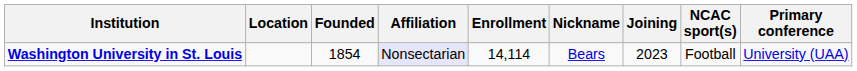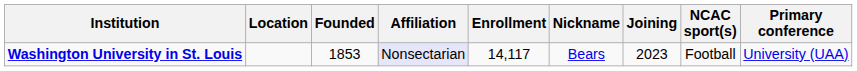(345, 54) 1854 -> (345, 54) 1853
(509, 54) 14,114 -> (509, 54) 14,117
